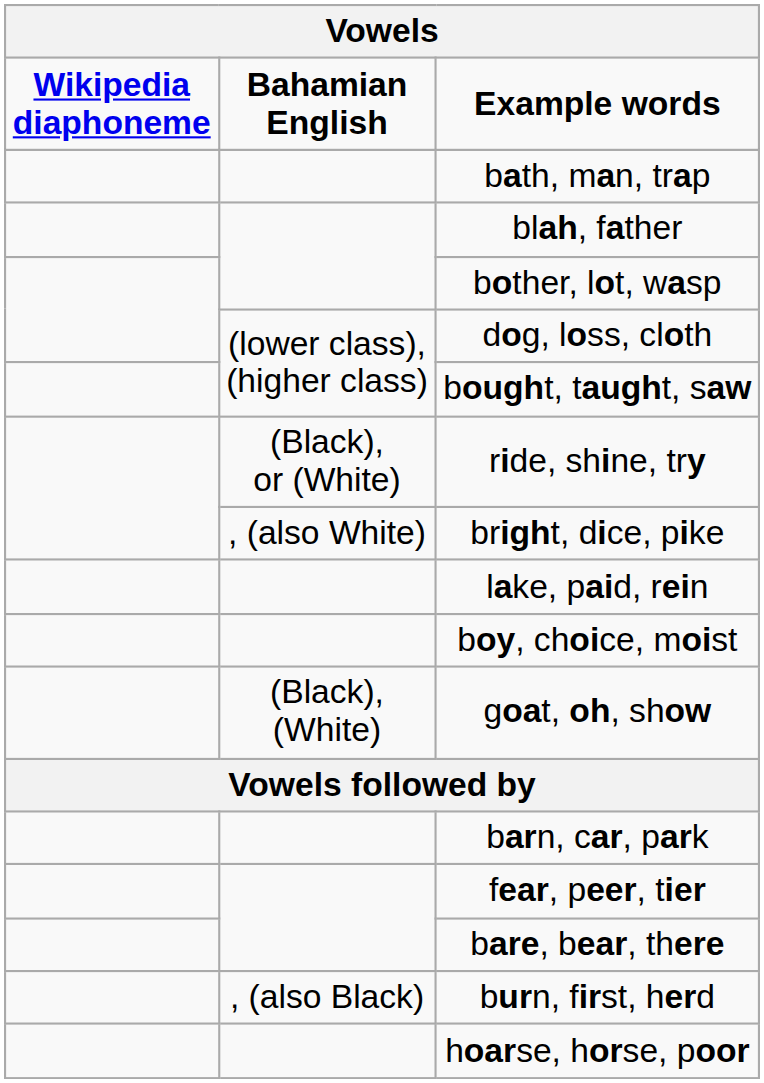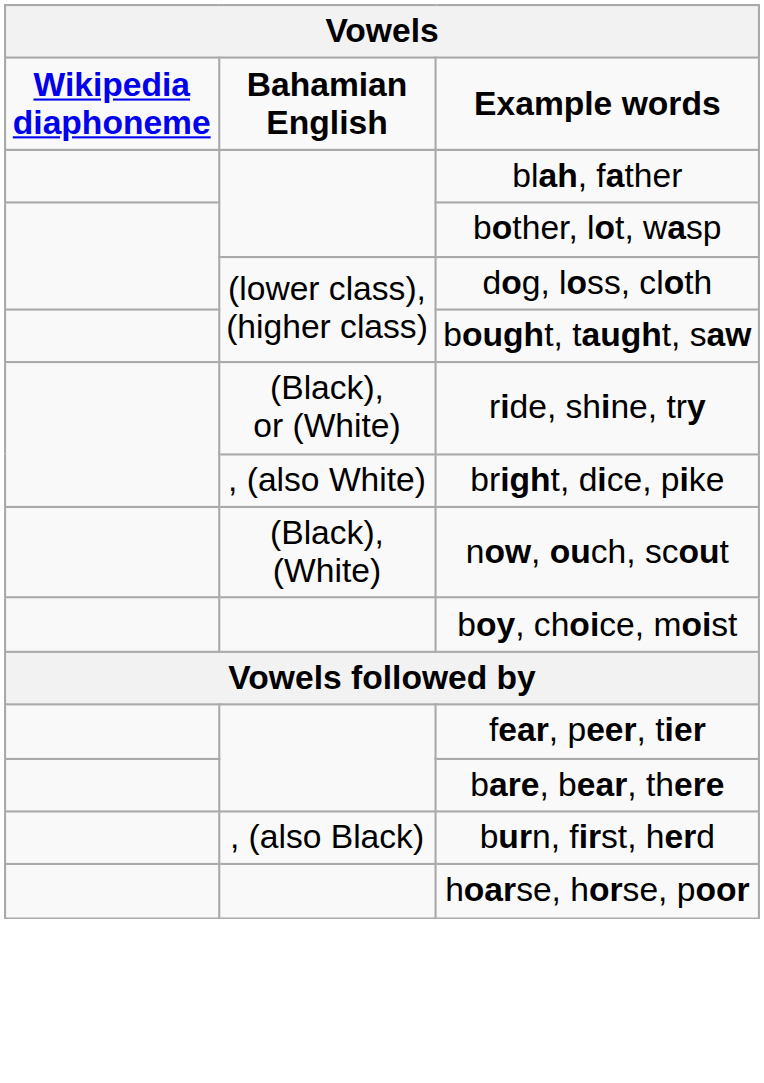- row: (597, 175)
+ row: (597, 551)
- row: (597, 586)
- row: (597, 711)
- row: (597, 837)
